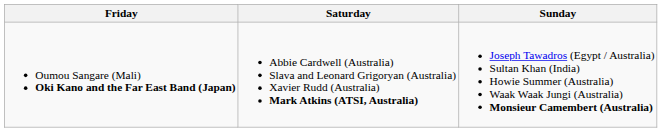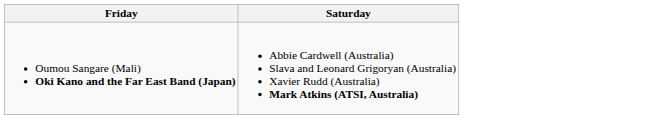- column: (558, 13)
